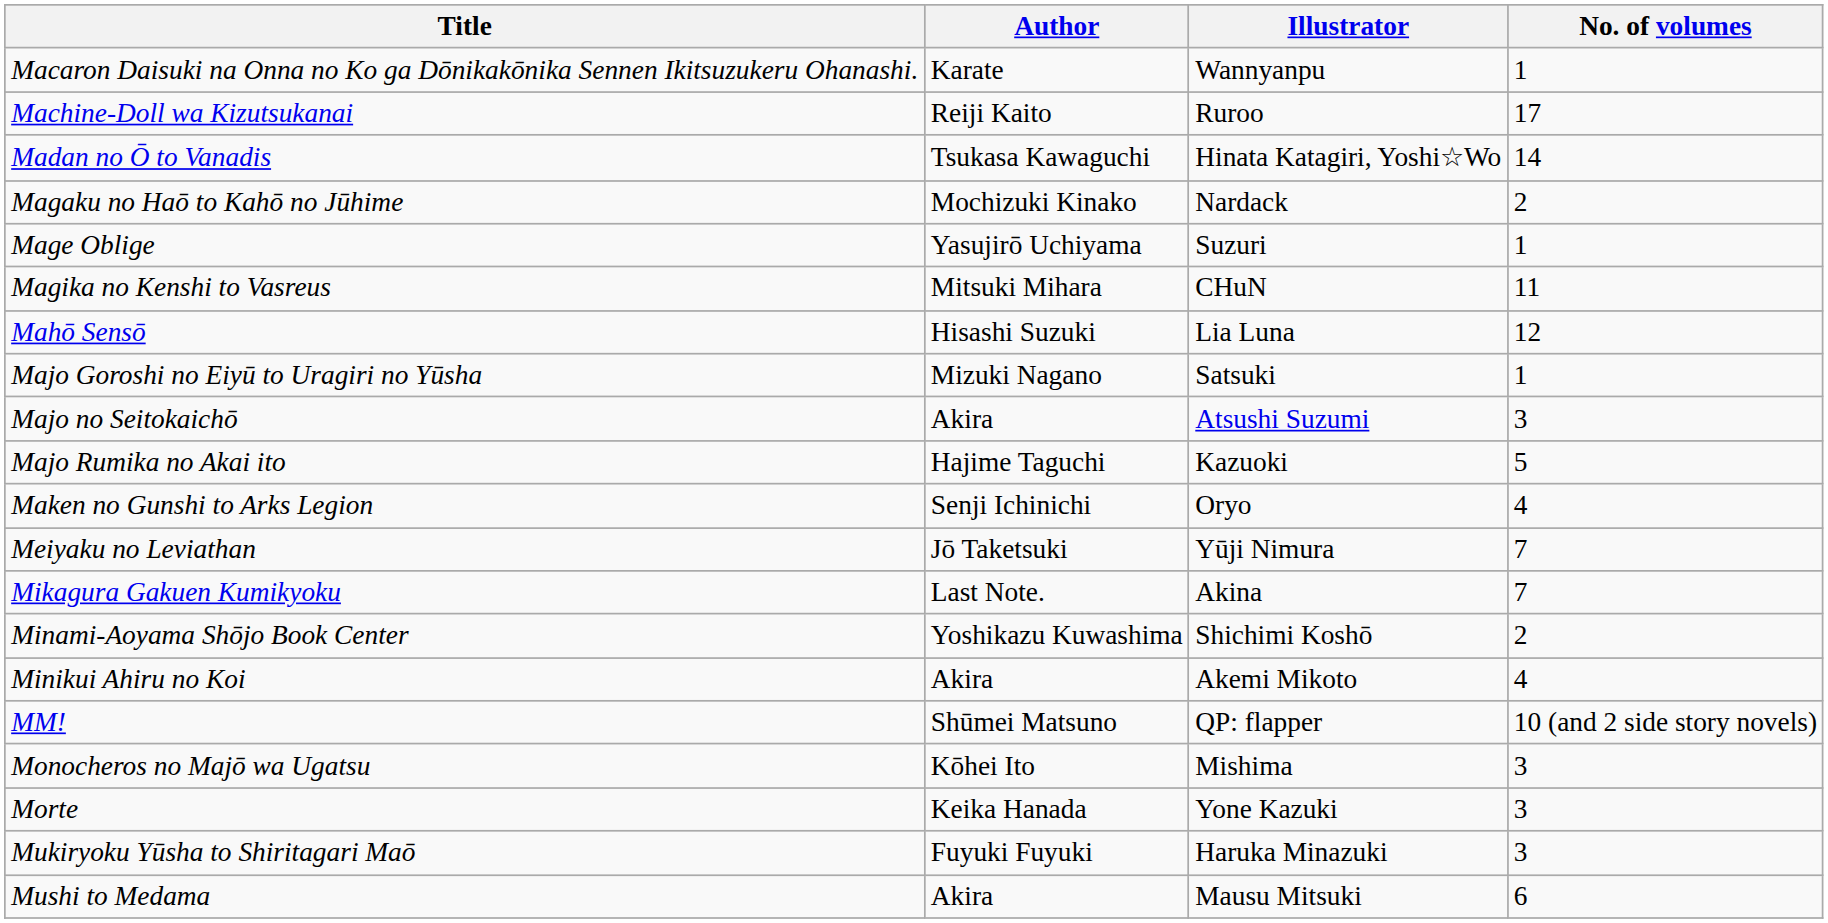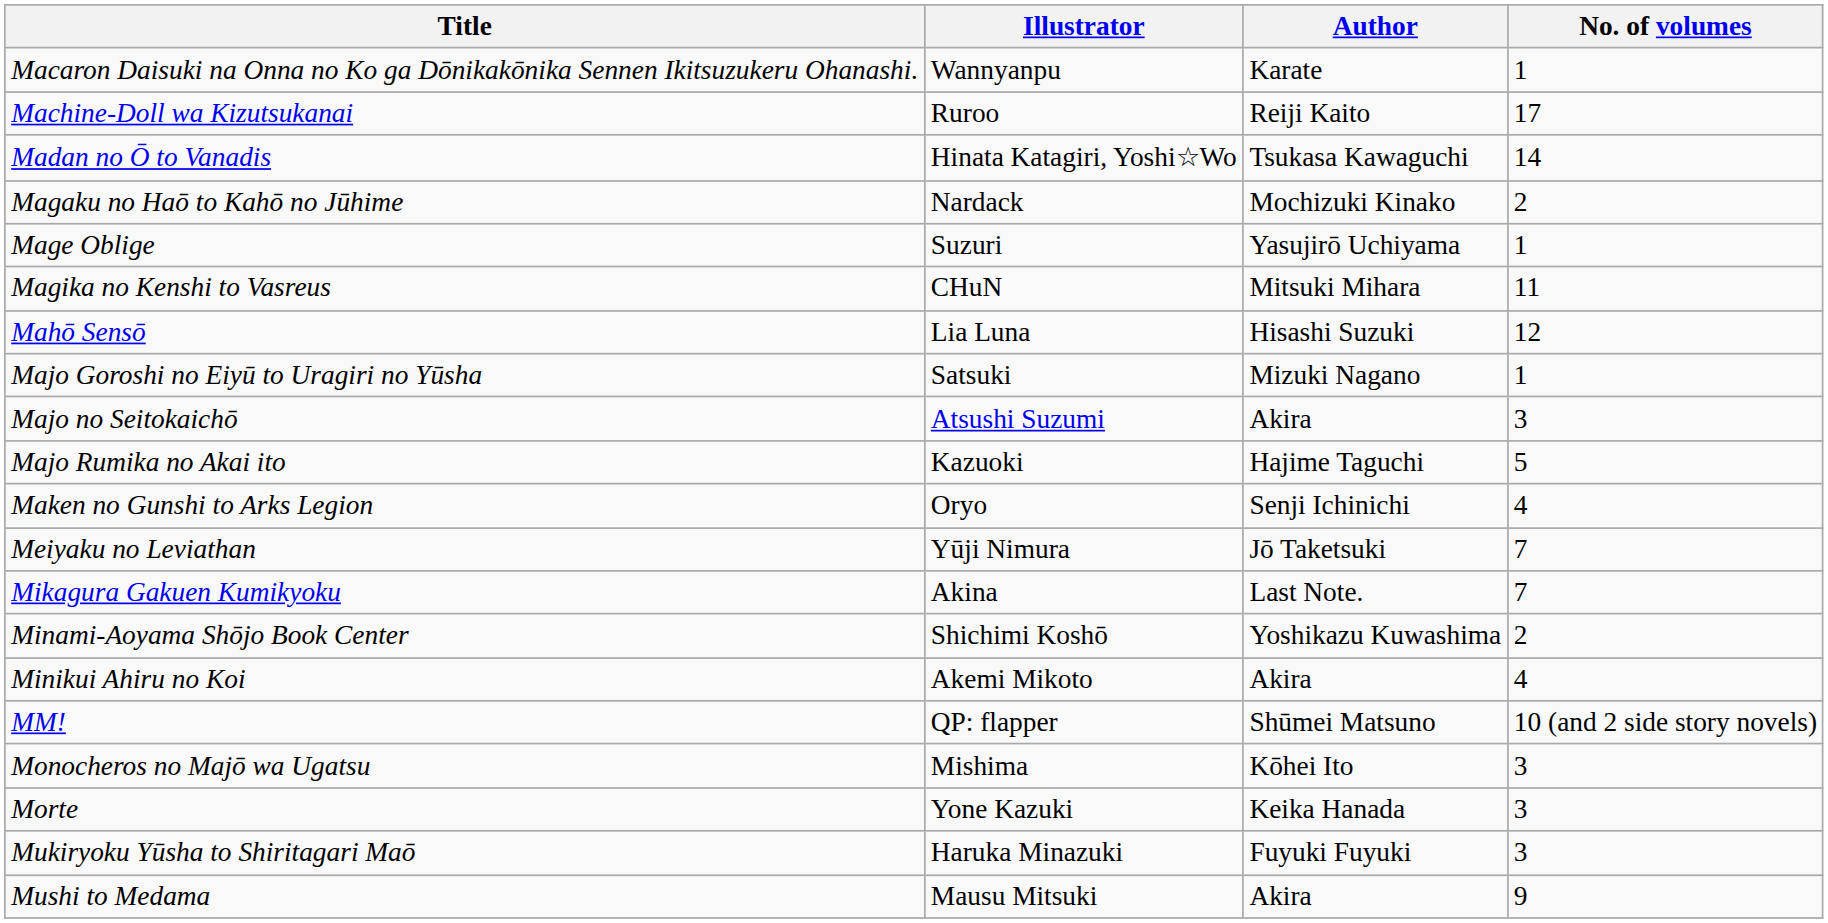columns swapped: (1057, 26) <-> (1348, 26)
(1521, 895) 6 -> (1521, 895) 9
